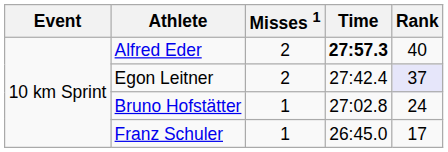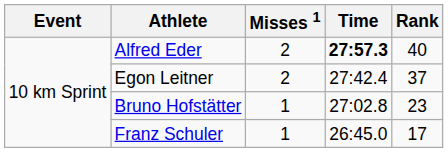(417, 78) lavender background -> (417, 78) no background
(417, 106) 24 -> (417, 106) 23
